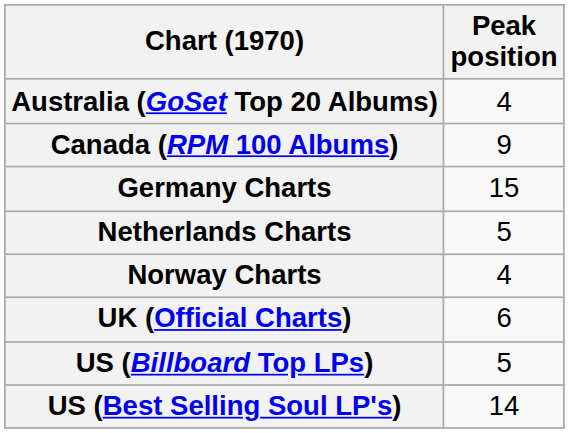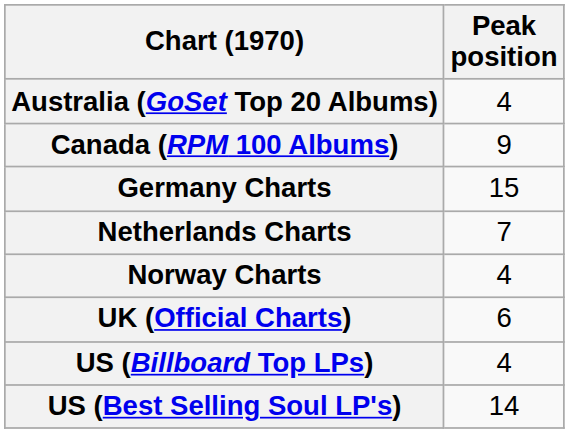(504, 231) 5 -> (504, 231) 7
(504, 362) 5 -> (504, 362) 4
